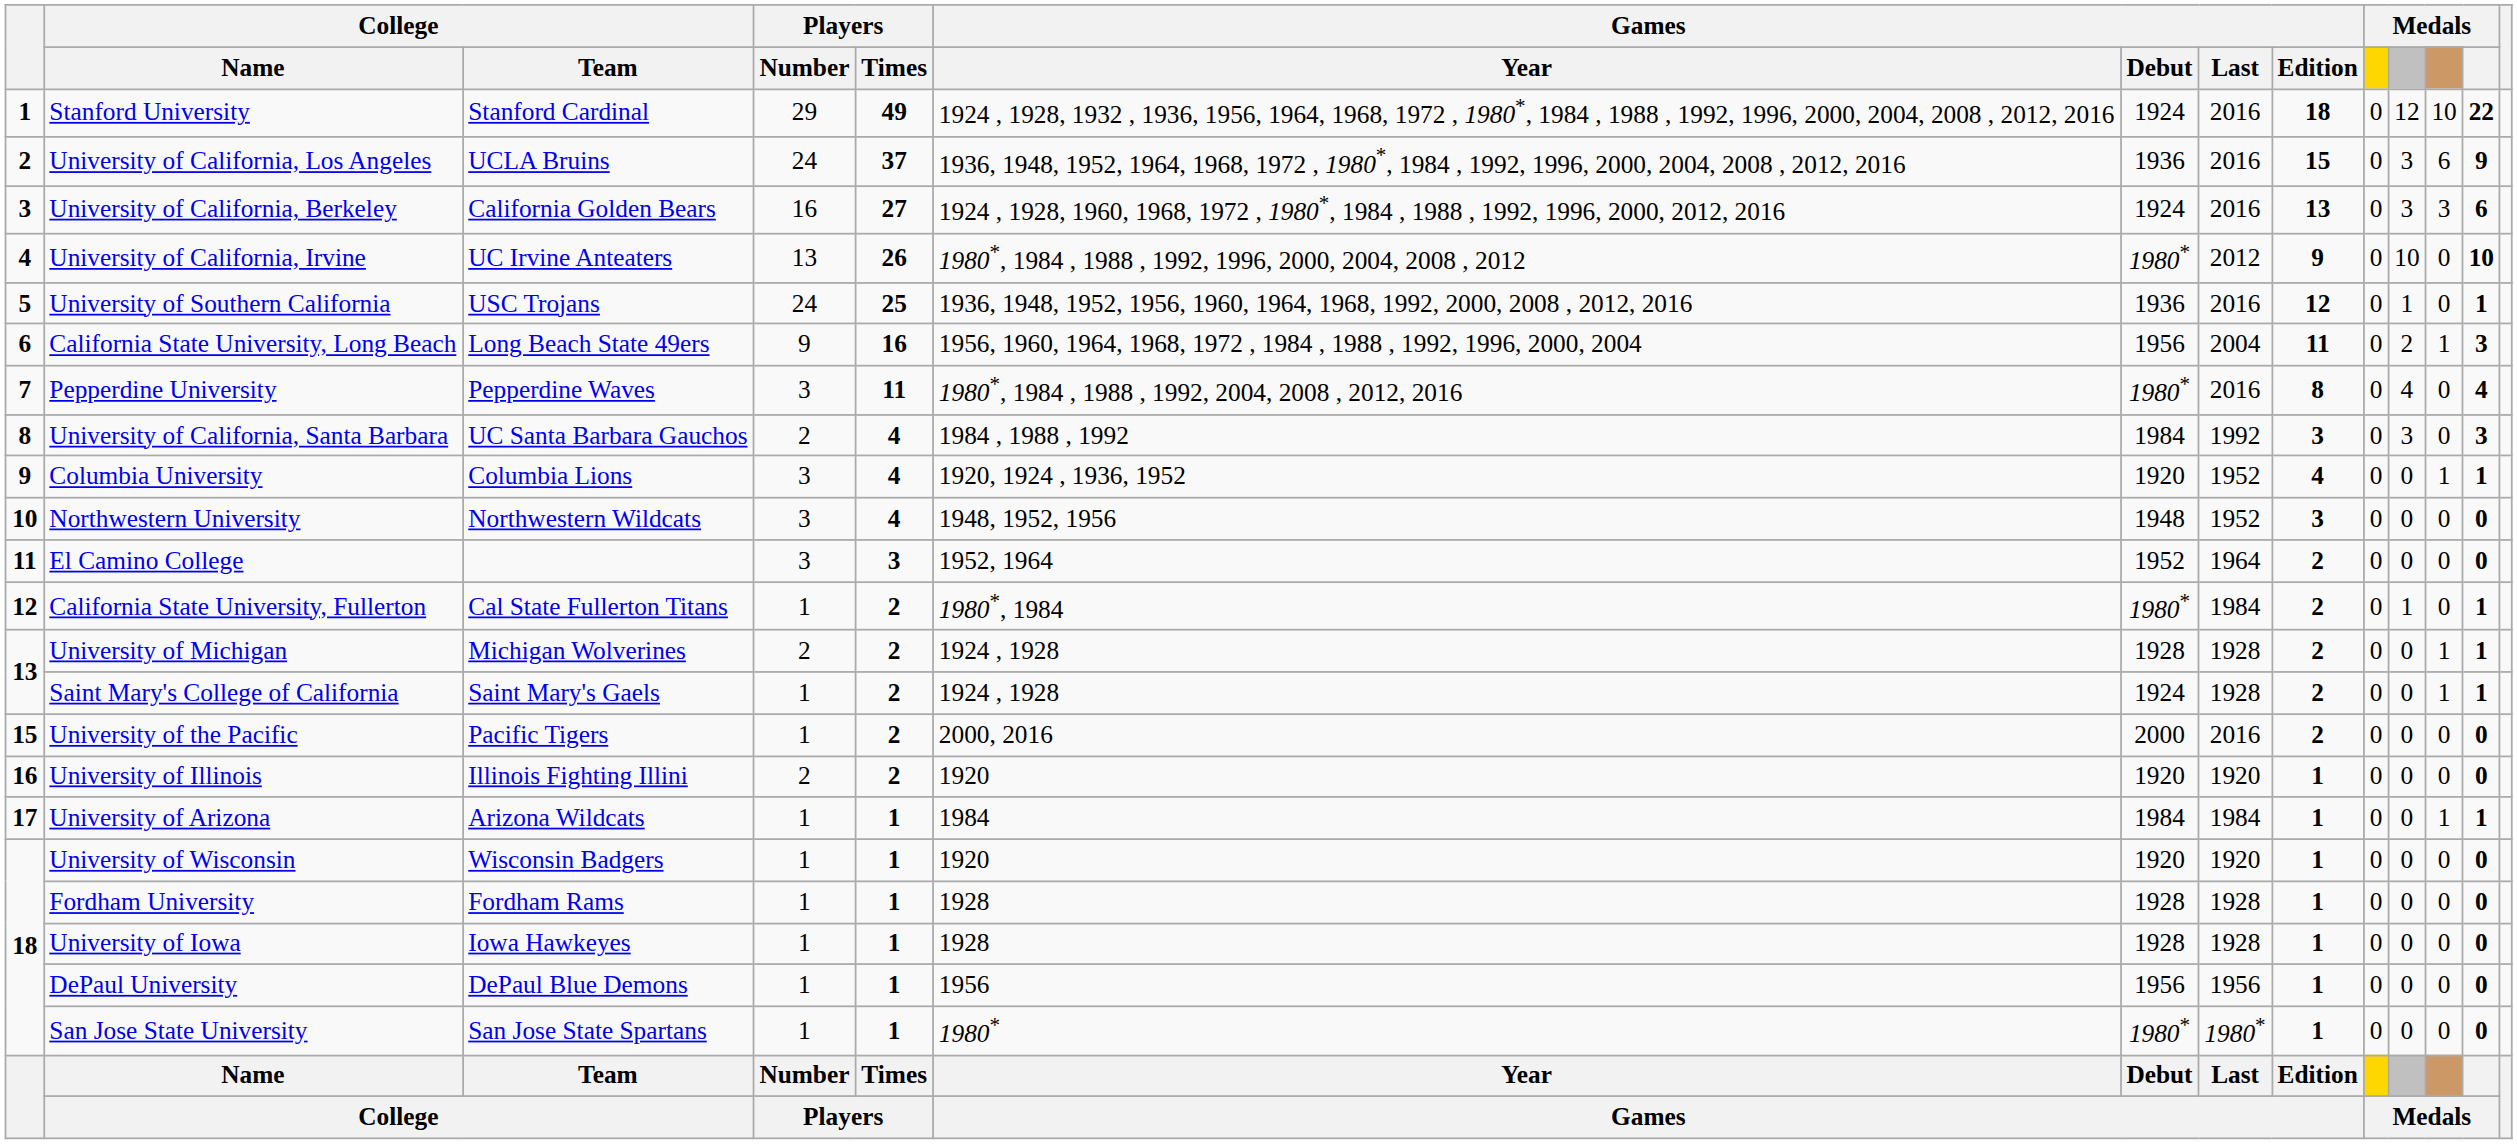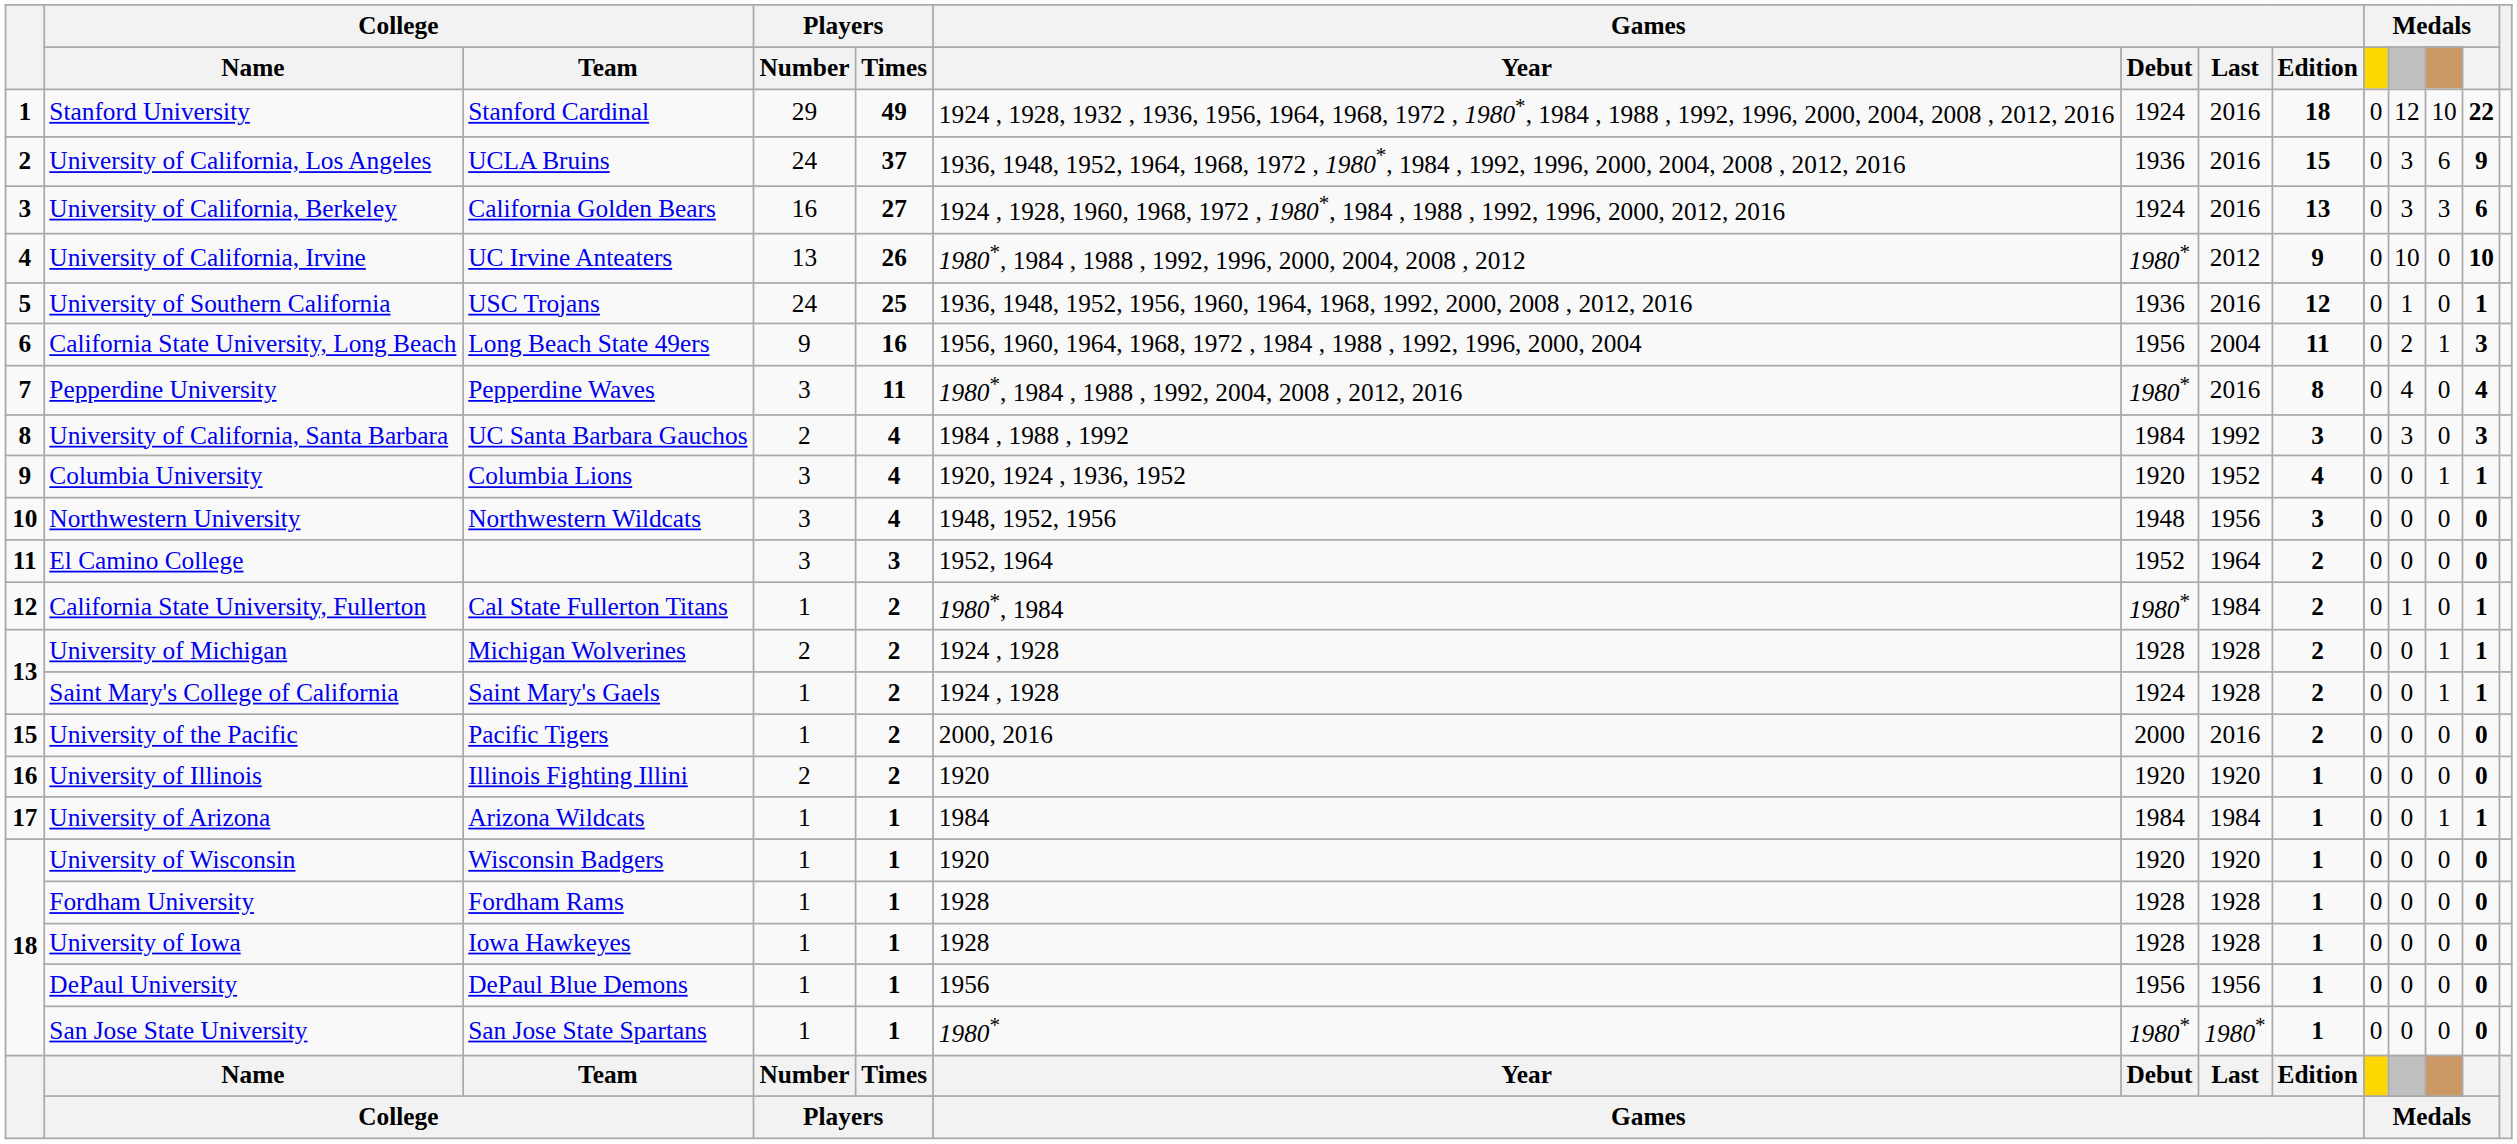(2235, 519) 1952 -> (2235, 519) 1956
